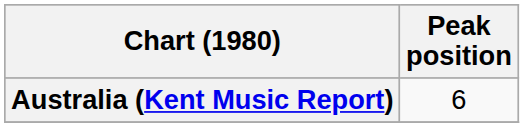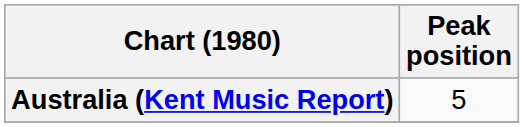(459, 99) 6 -> (459, 99) 5
